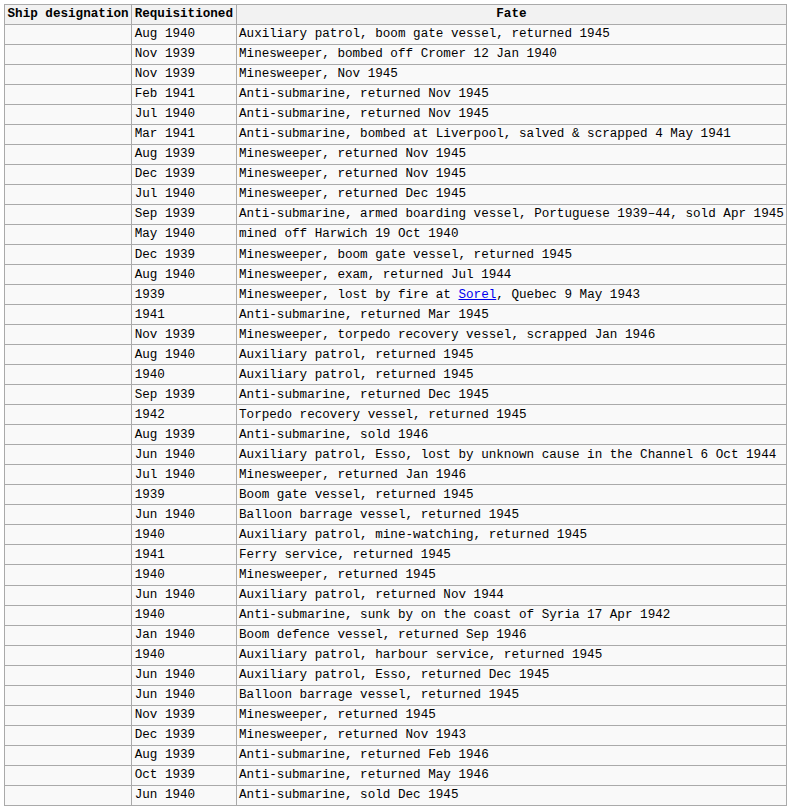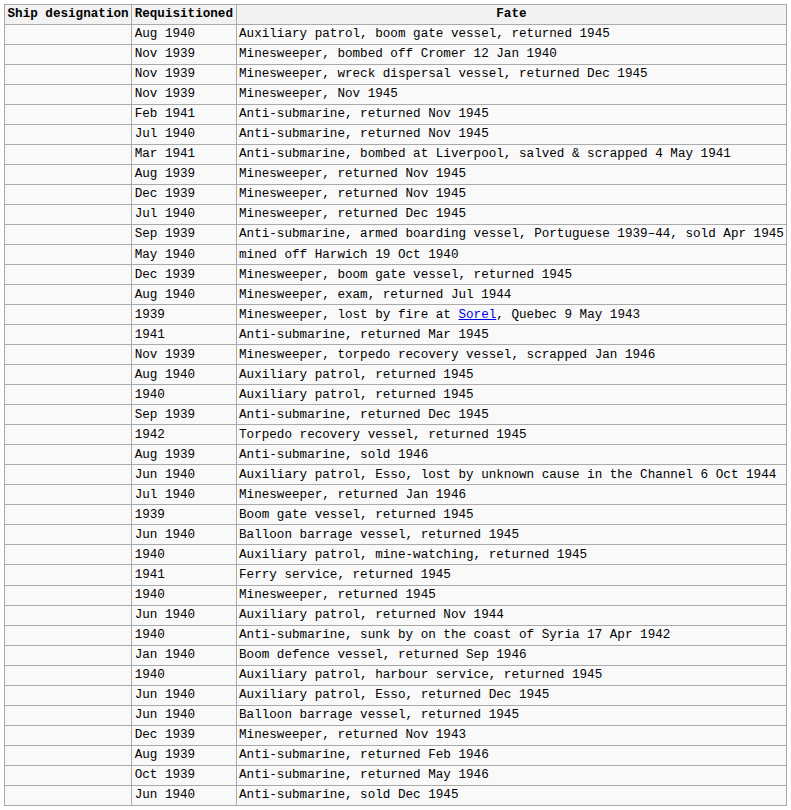+ row: (165, 74)
- row: (165, 715)
